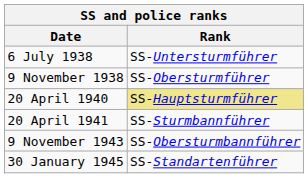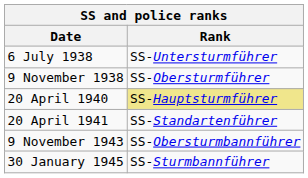(200, 120) SS-Sturmbannführer -> (204, 120) SS-Standartenführer
(204, 162) SS-Standartenführer -> (200, 162) SS-Sturmbannführer
